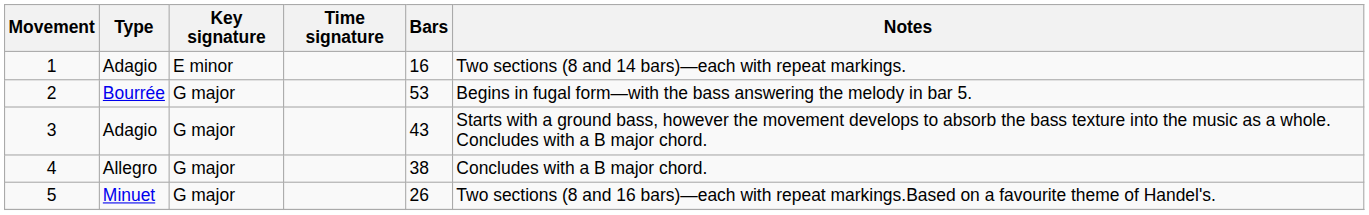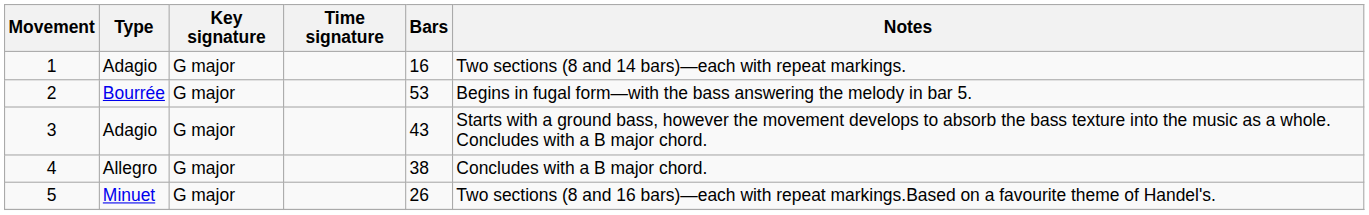(203, 65) E minor -> (204, 65) G major
